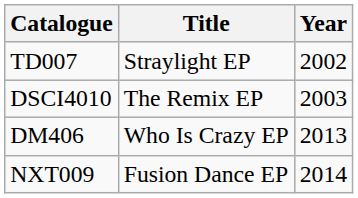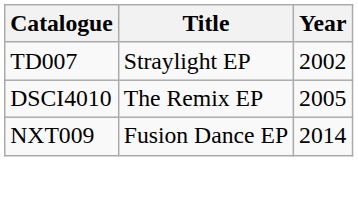(323, 98) 2003 -> (323, 98) 2005
- row: (47, 135)
